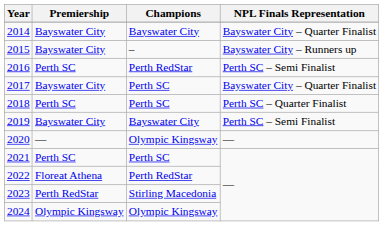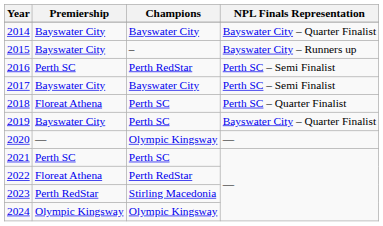(149, 85) Perth SC -> (164, 85) Bayswater City
(299, 85) Bayswater City – Quarter Finalist -> (279, 85) Perth SC – Semi Finalist
(55, 103) Perth SC -> (69, 103) Floreat Athena
(164, 121) Bayswater City -> (149, 121) Perth SC
(279, 121) Perth SC – Semi Finalist -> (299, 121) Bayswater City – Quarter Finalist
